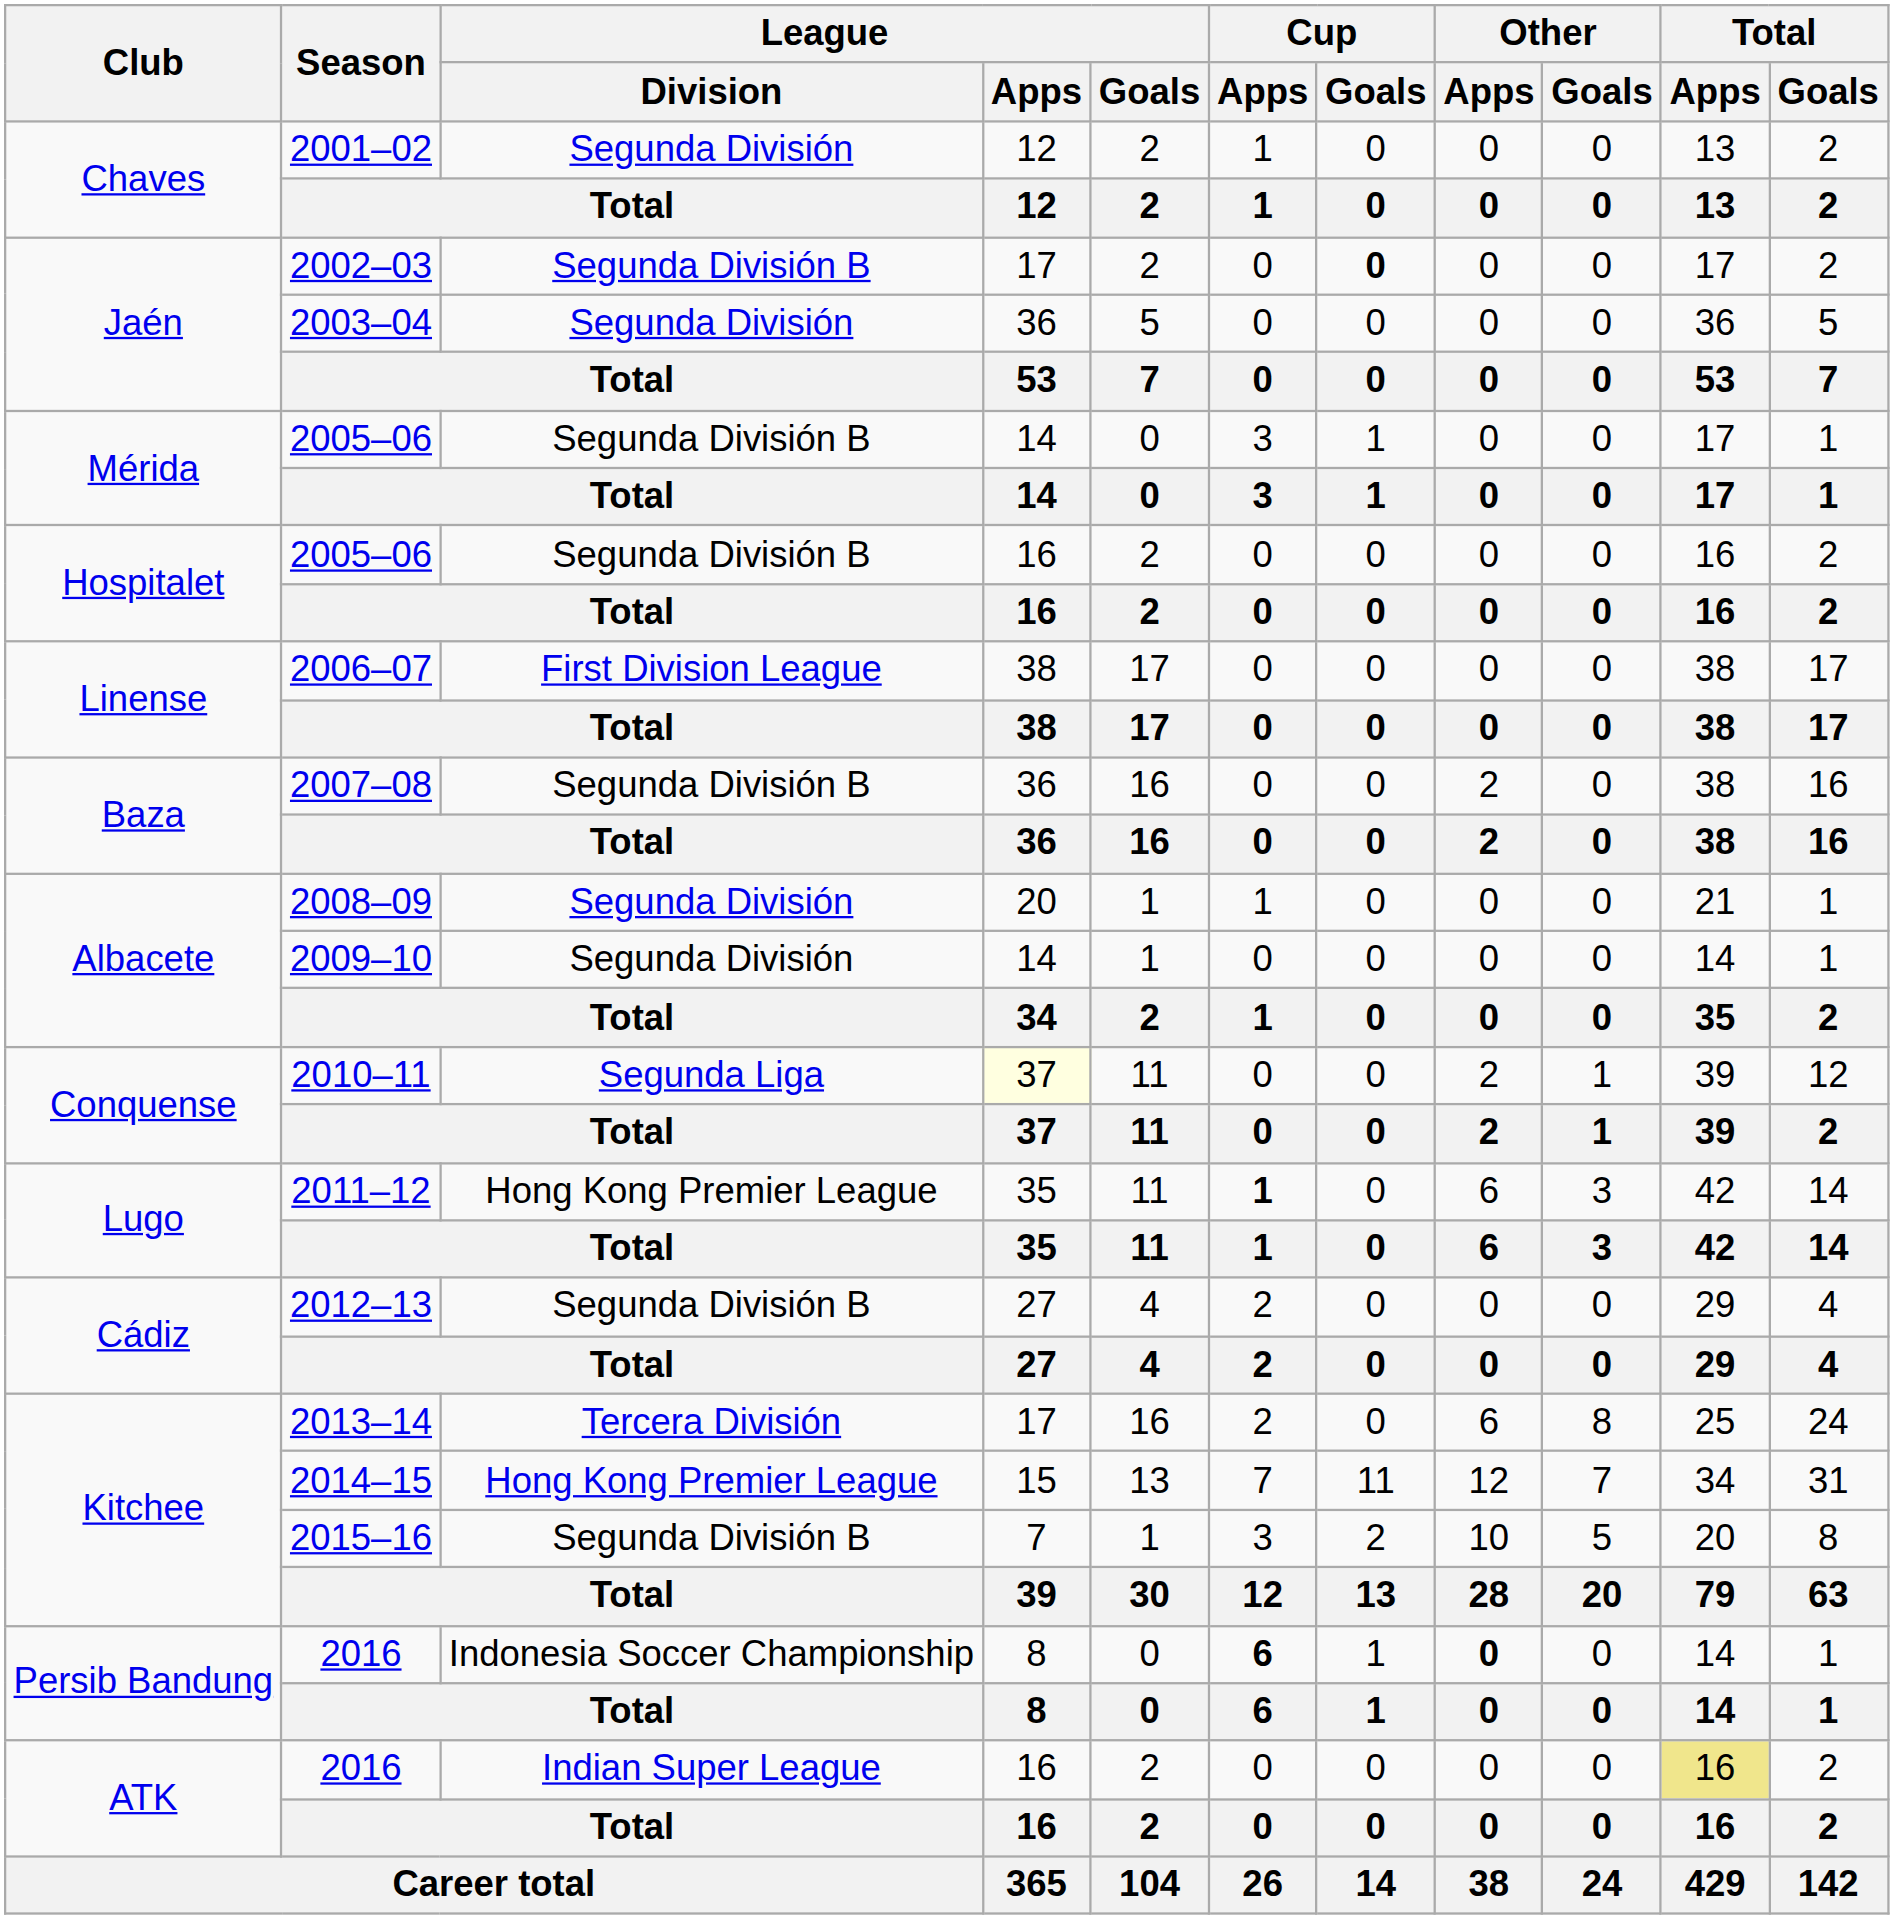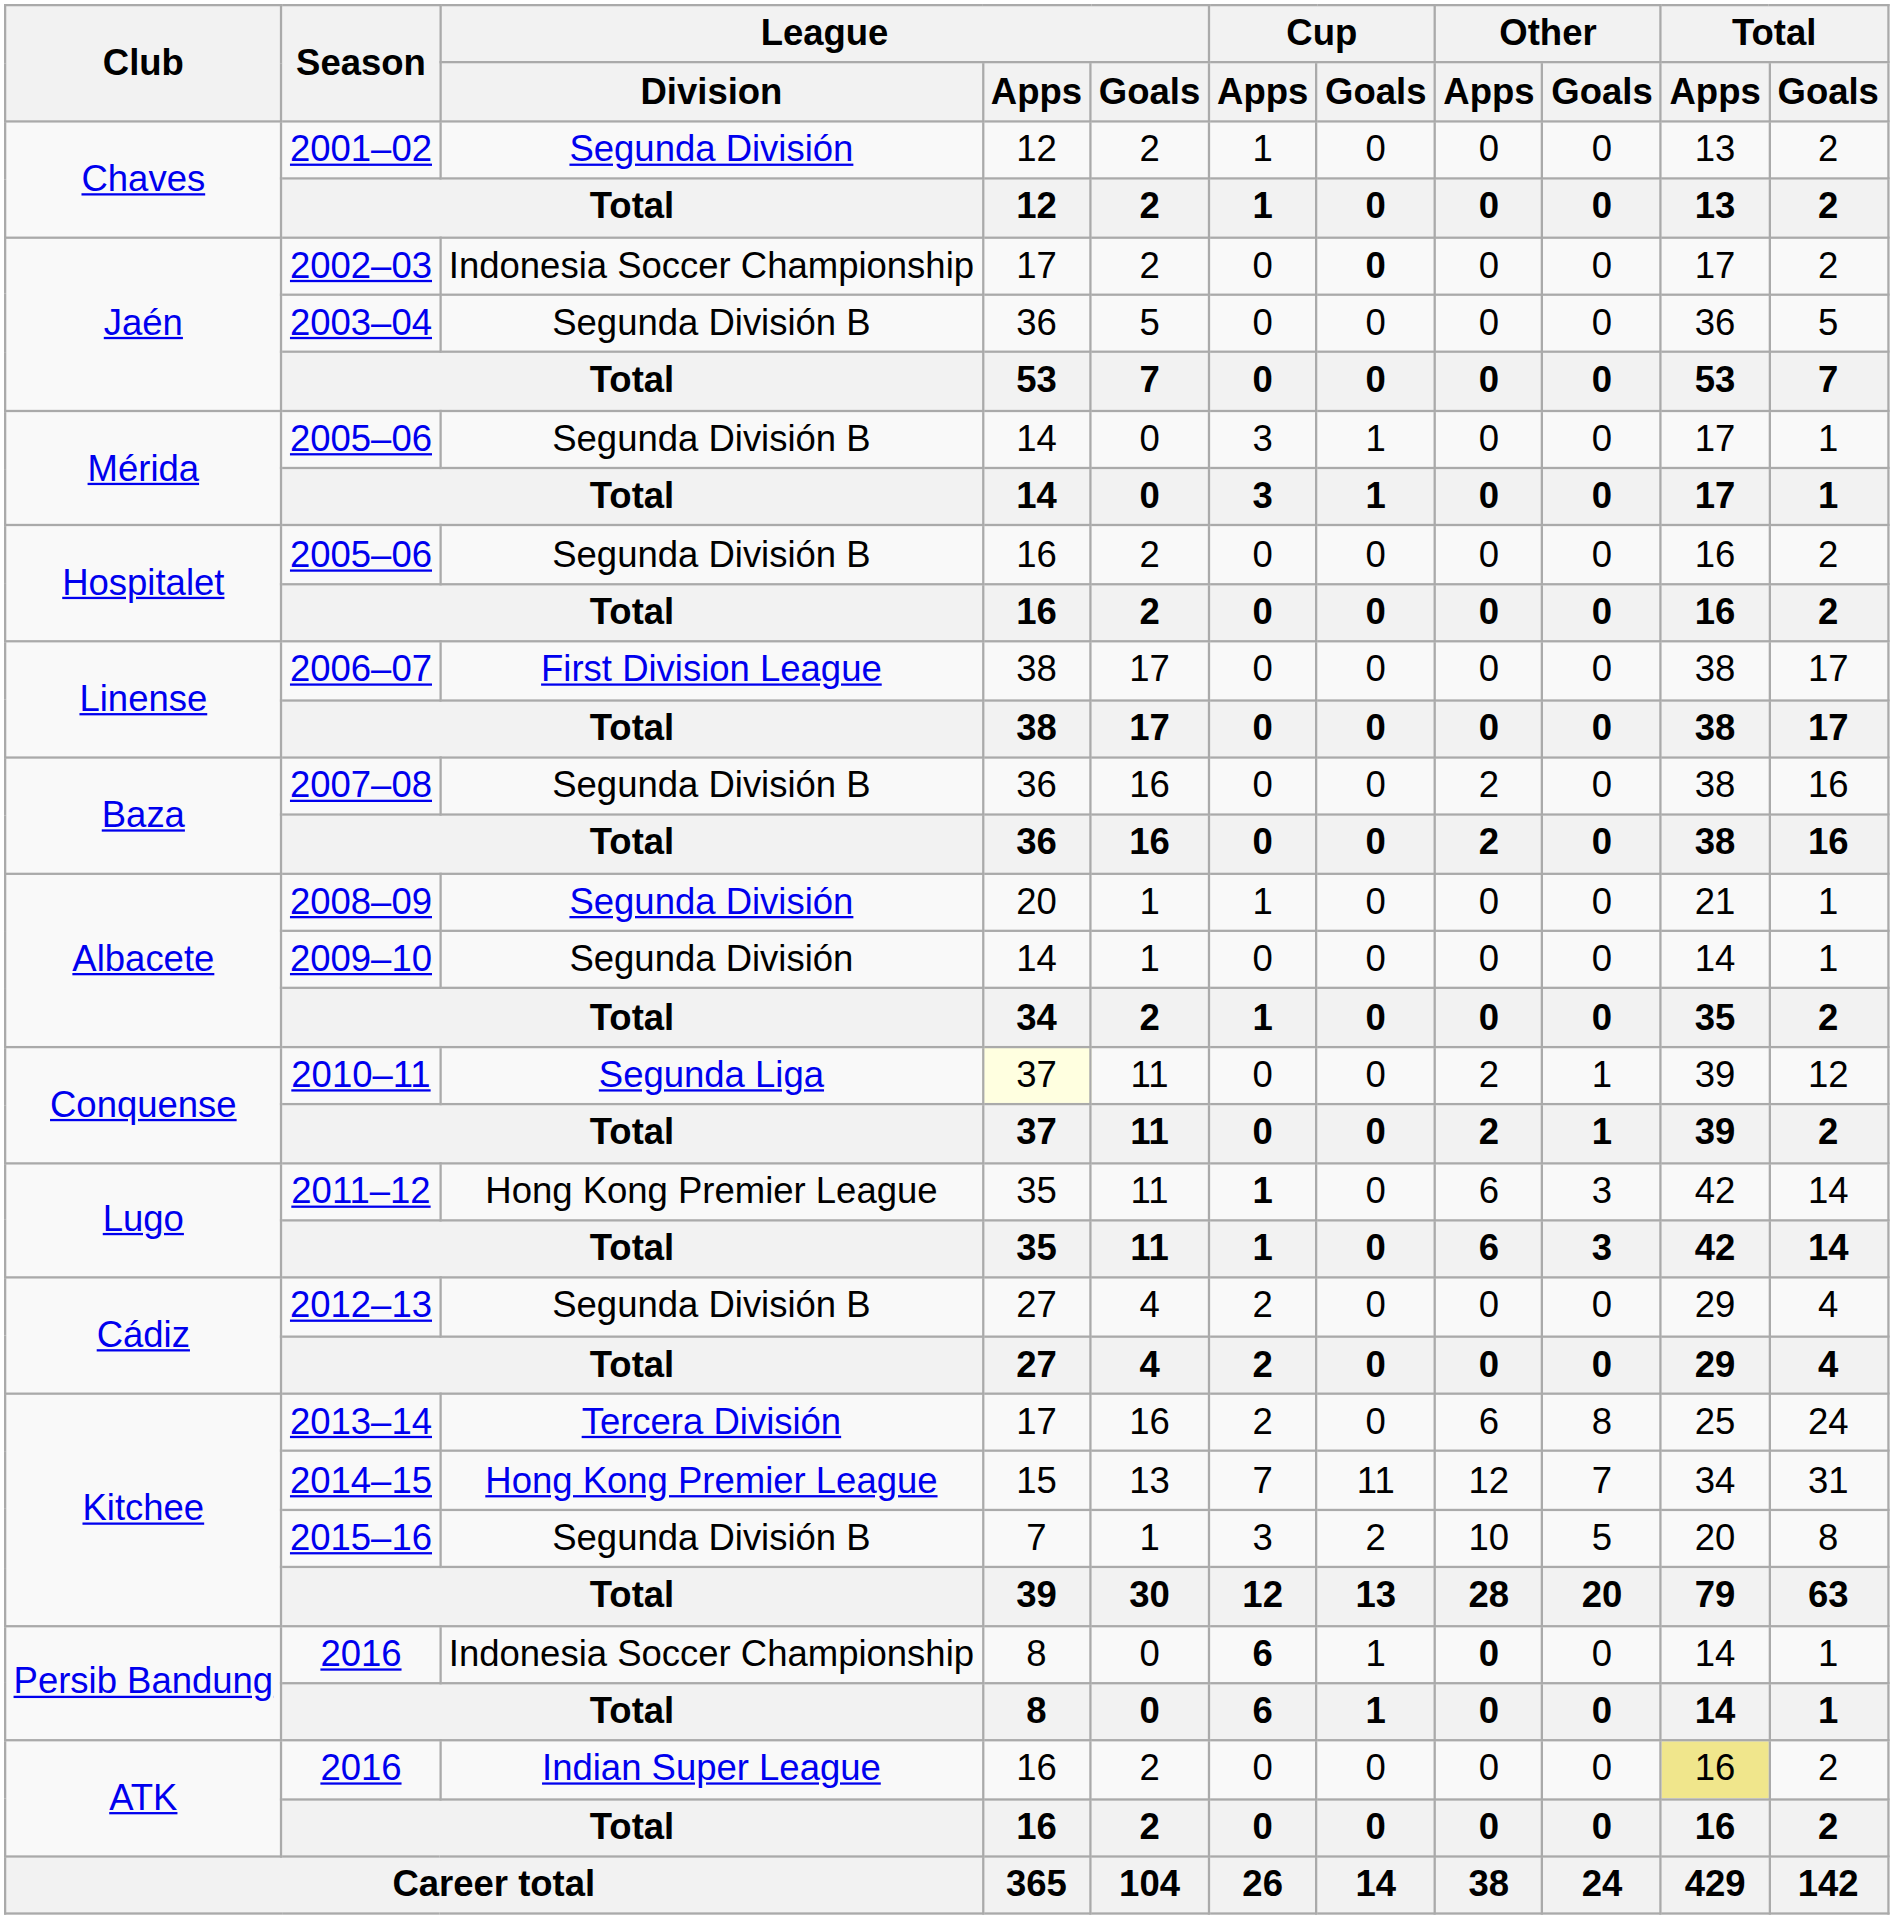(711, 264) Segunda División B -> (711, 264) Indonesia Soccer Championship
(711, 322) Segunda División -> (711, 322) Segunda División B
